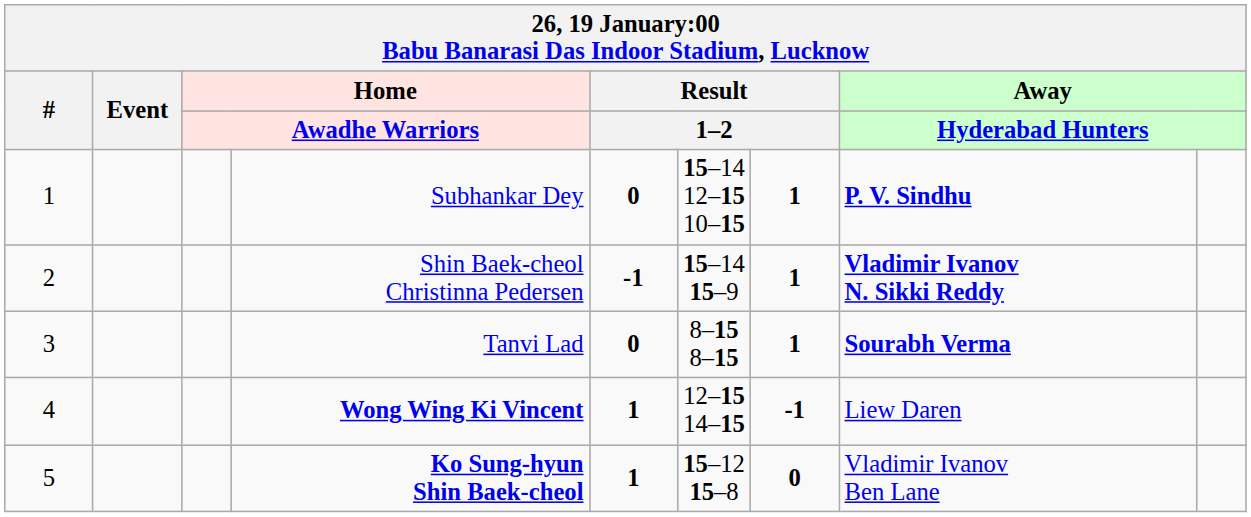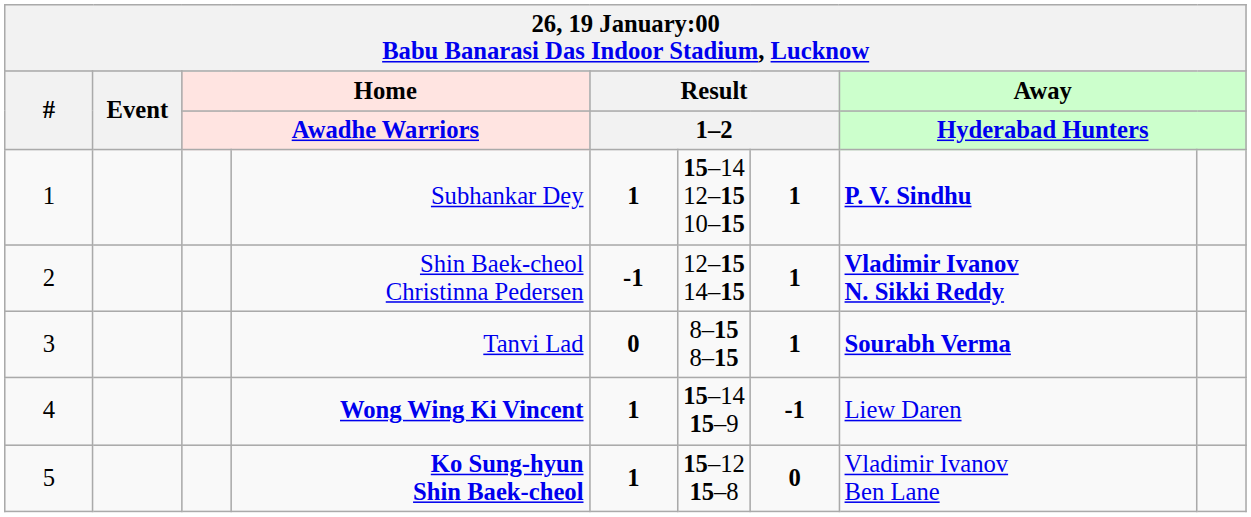(633, 196) 0 -> (633, 196) 1
(714, 277) 15–14 15–9 -> (714, 277) 12–15 14–15
(714, 410) 12–15 14–15 -> (714, 410) 15–14 15–9
